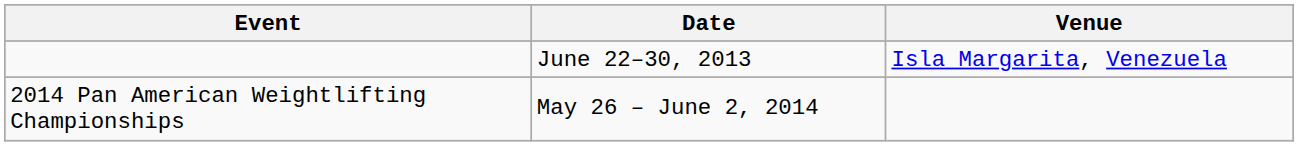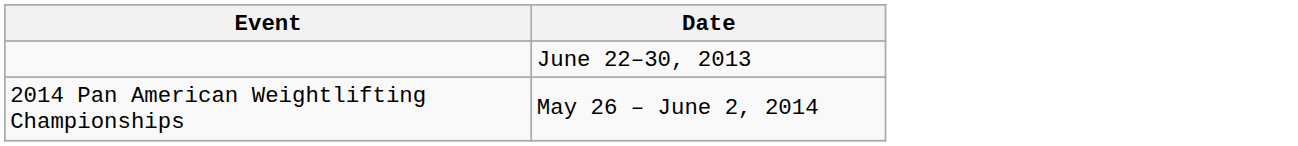- column: (1089, 23)
